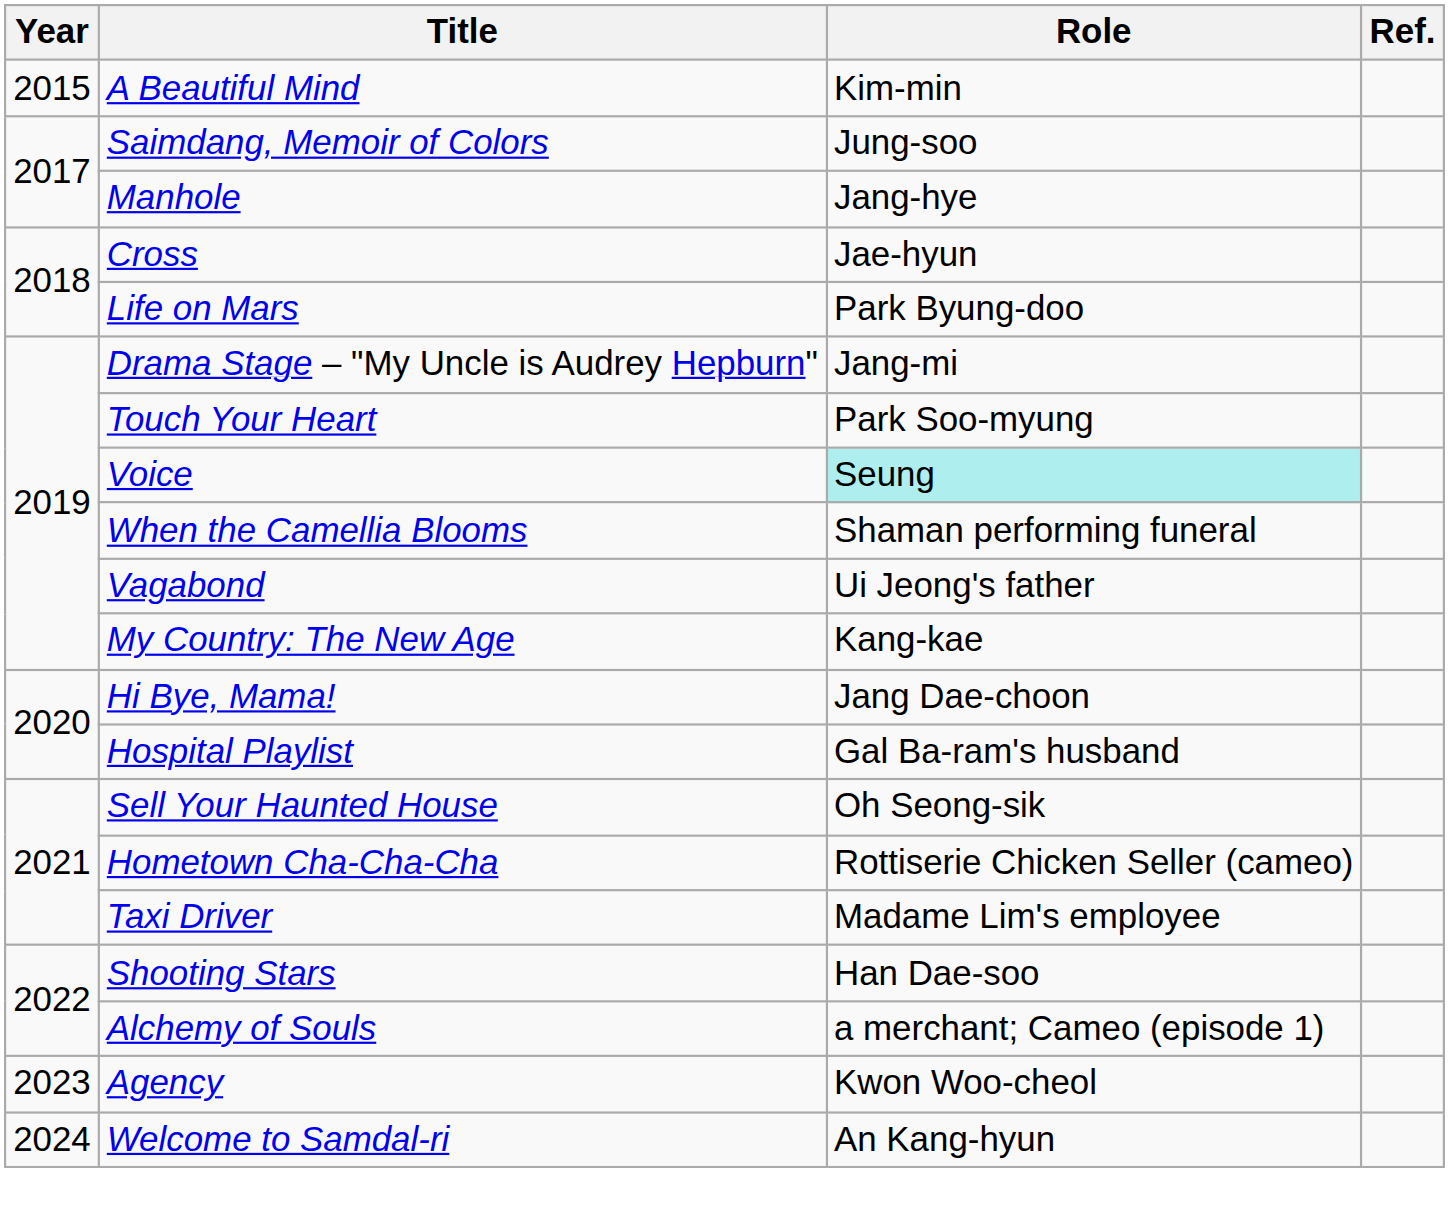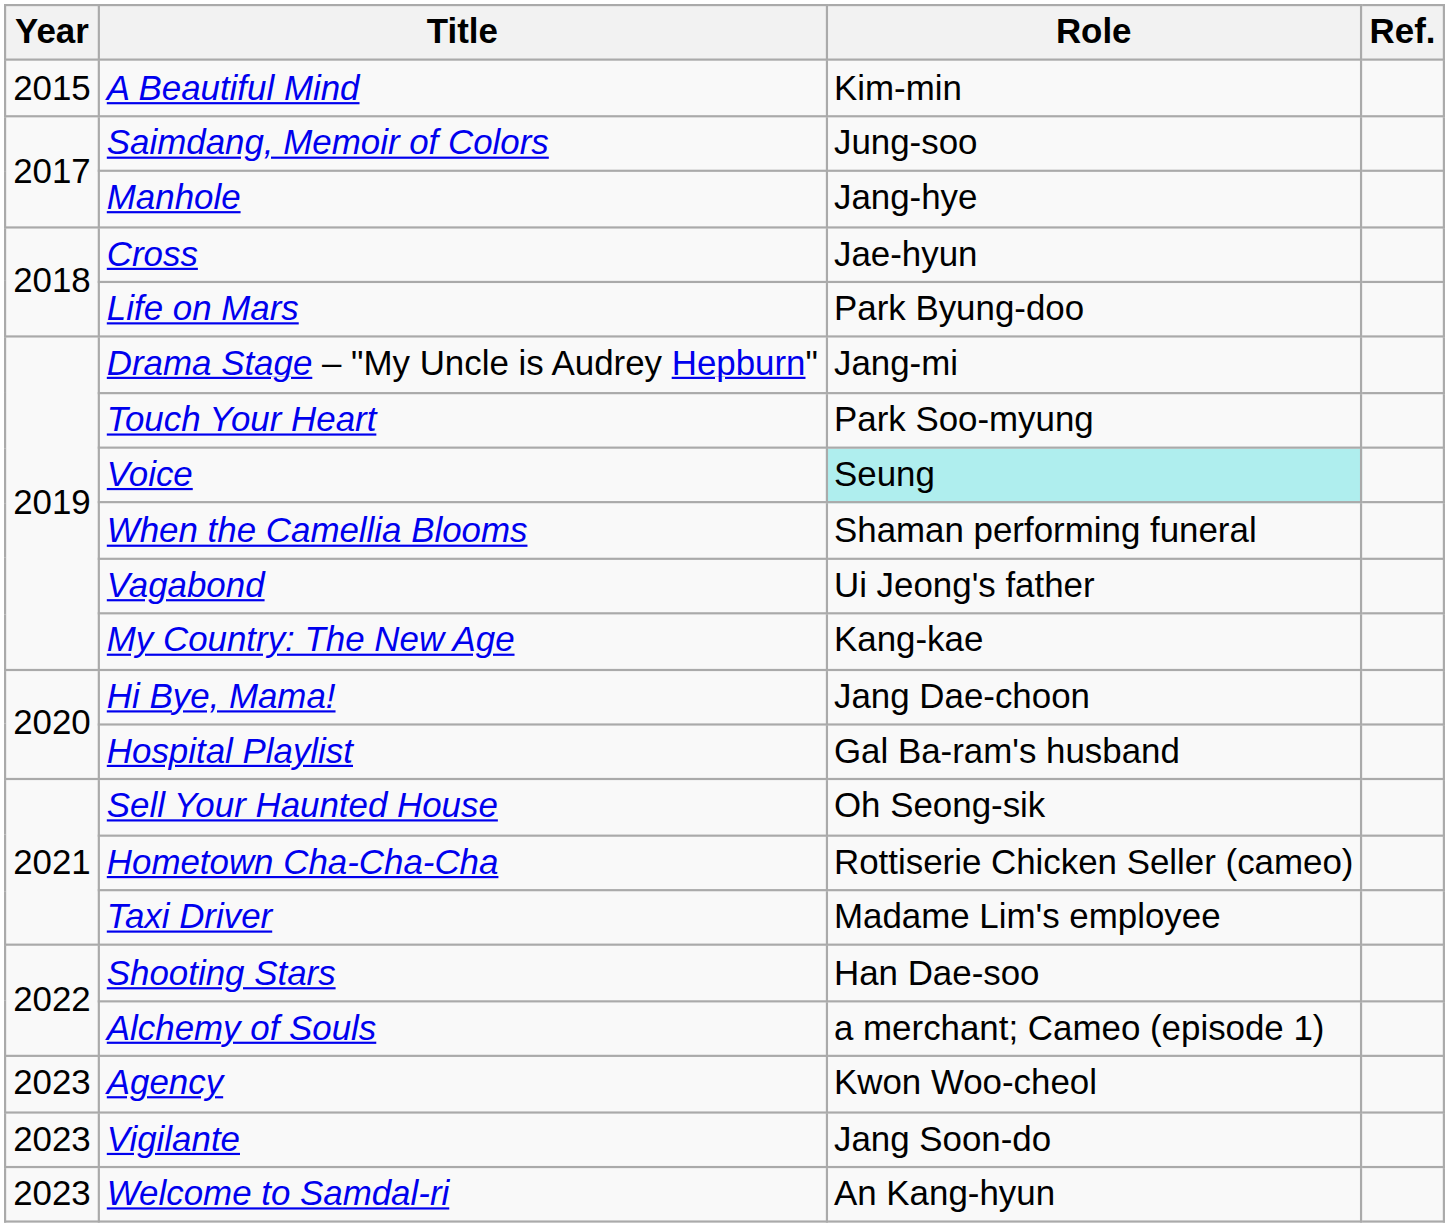+ row: (173, 1138)
(52, 1138) 2024 -> (52, 1193) 2023
